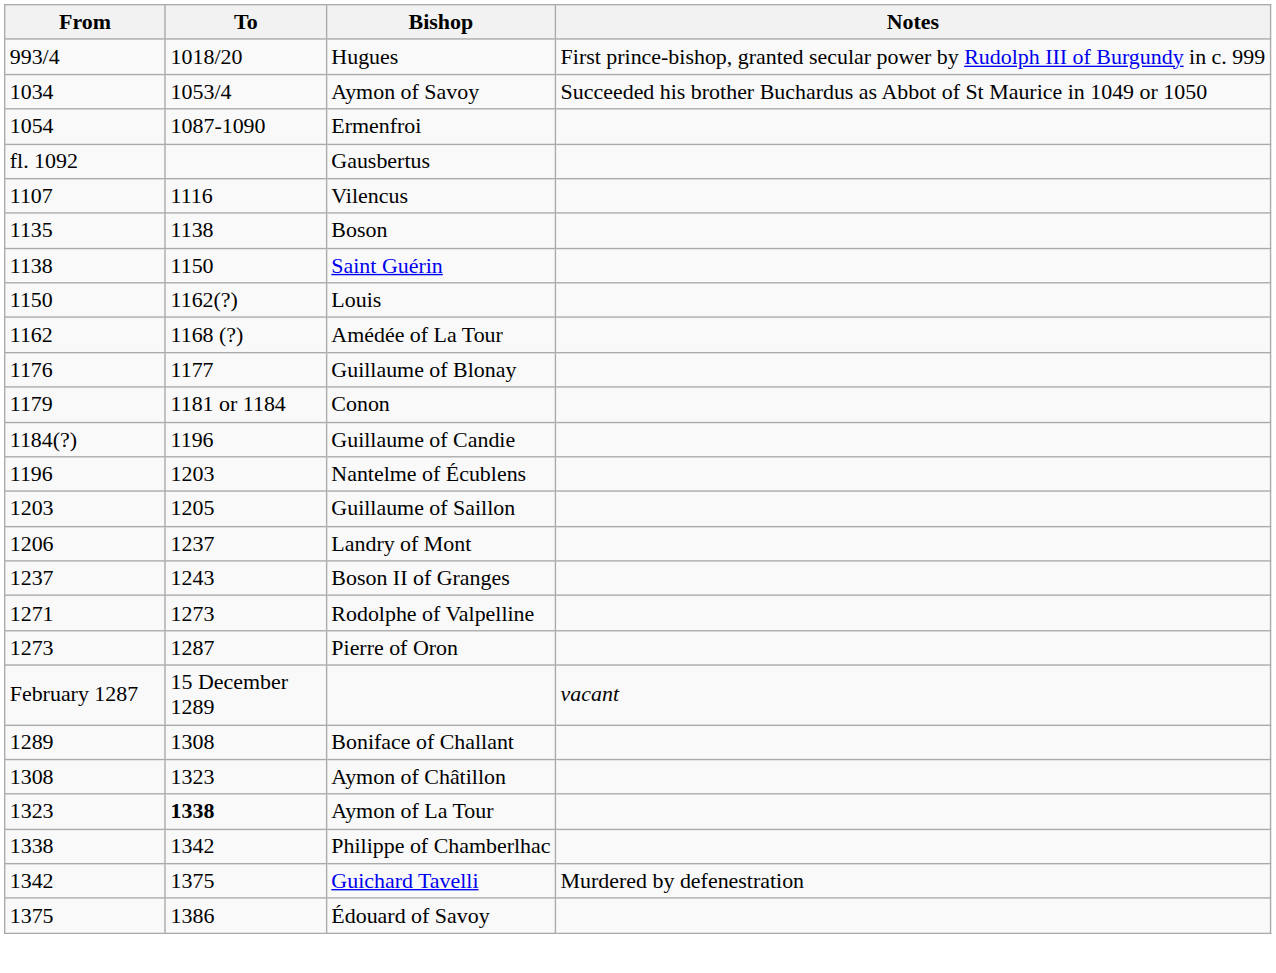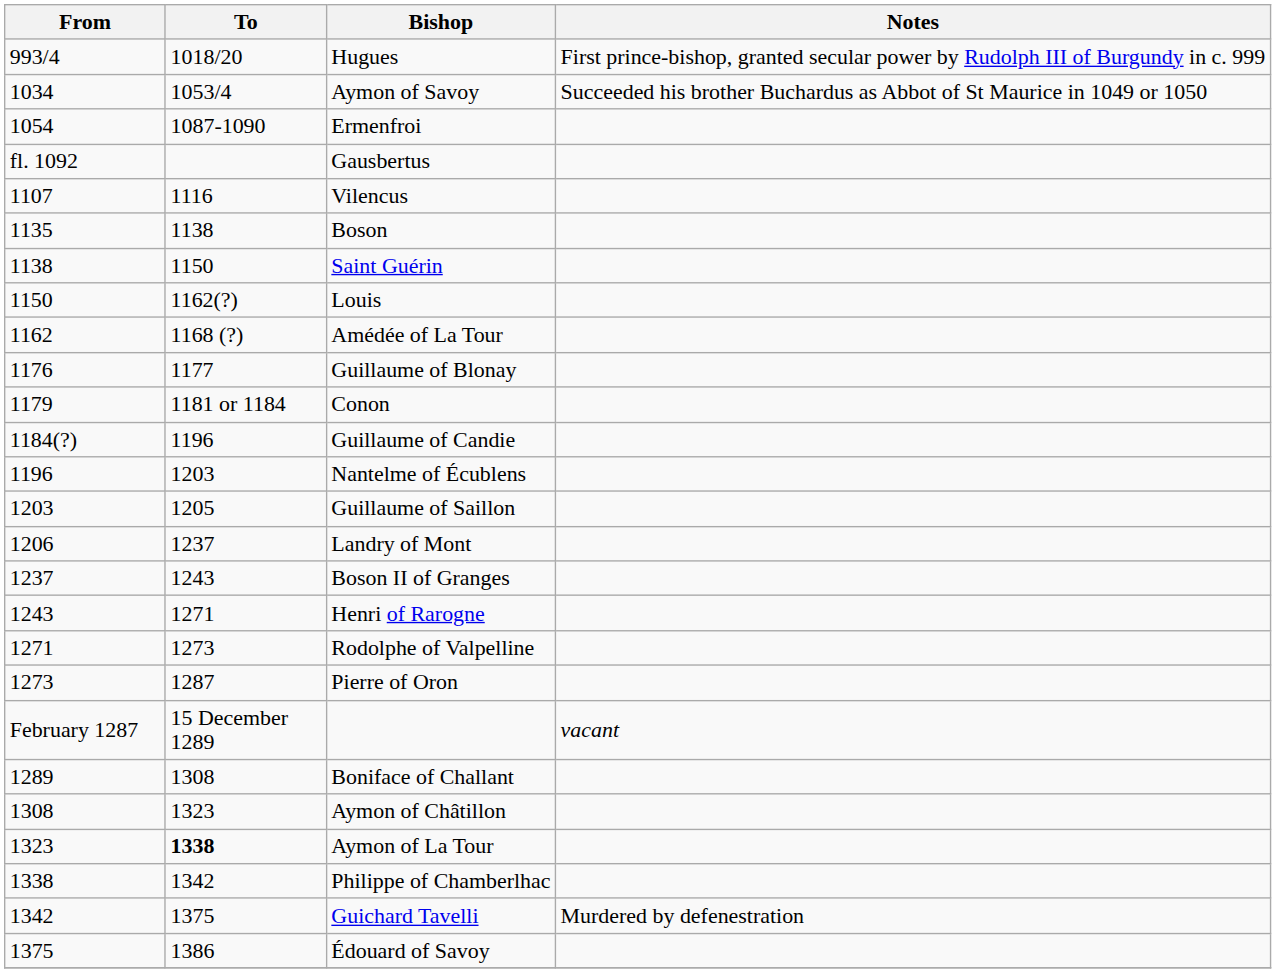+ row: (32, 612)
